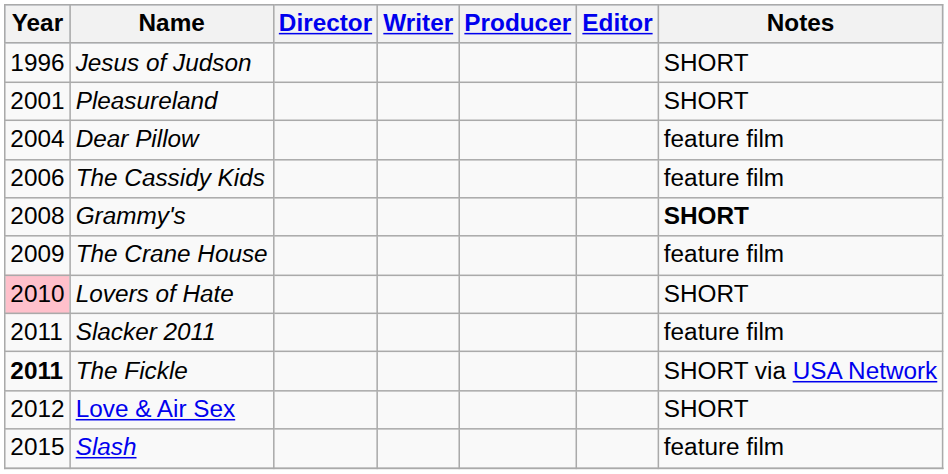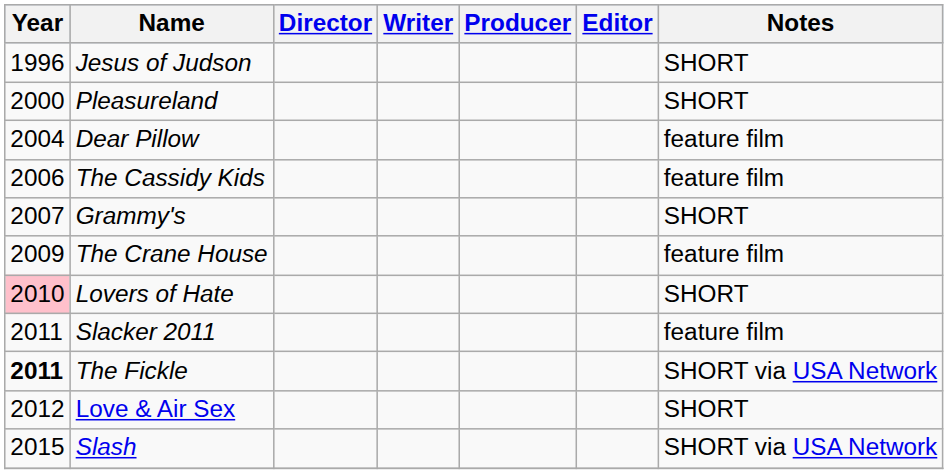(37, 100) 2001 -> (37, 100) 2000
(37, 216) 2008 -> (37, 216) 2007
(706, 216) bold -> (706, 216) normal
(724, 448) feature film -> (801, 448) SHORT via USA Network
